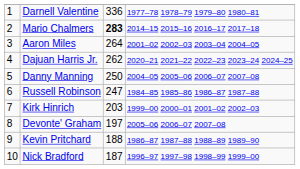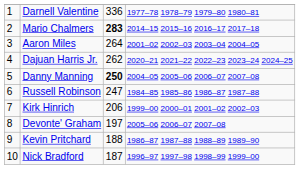(114, 76) normal -> (114, 76) bold
(114, 108) 203 -> (114, 108) 206
